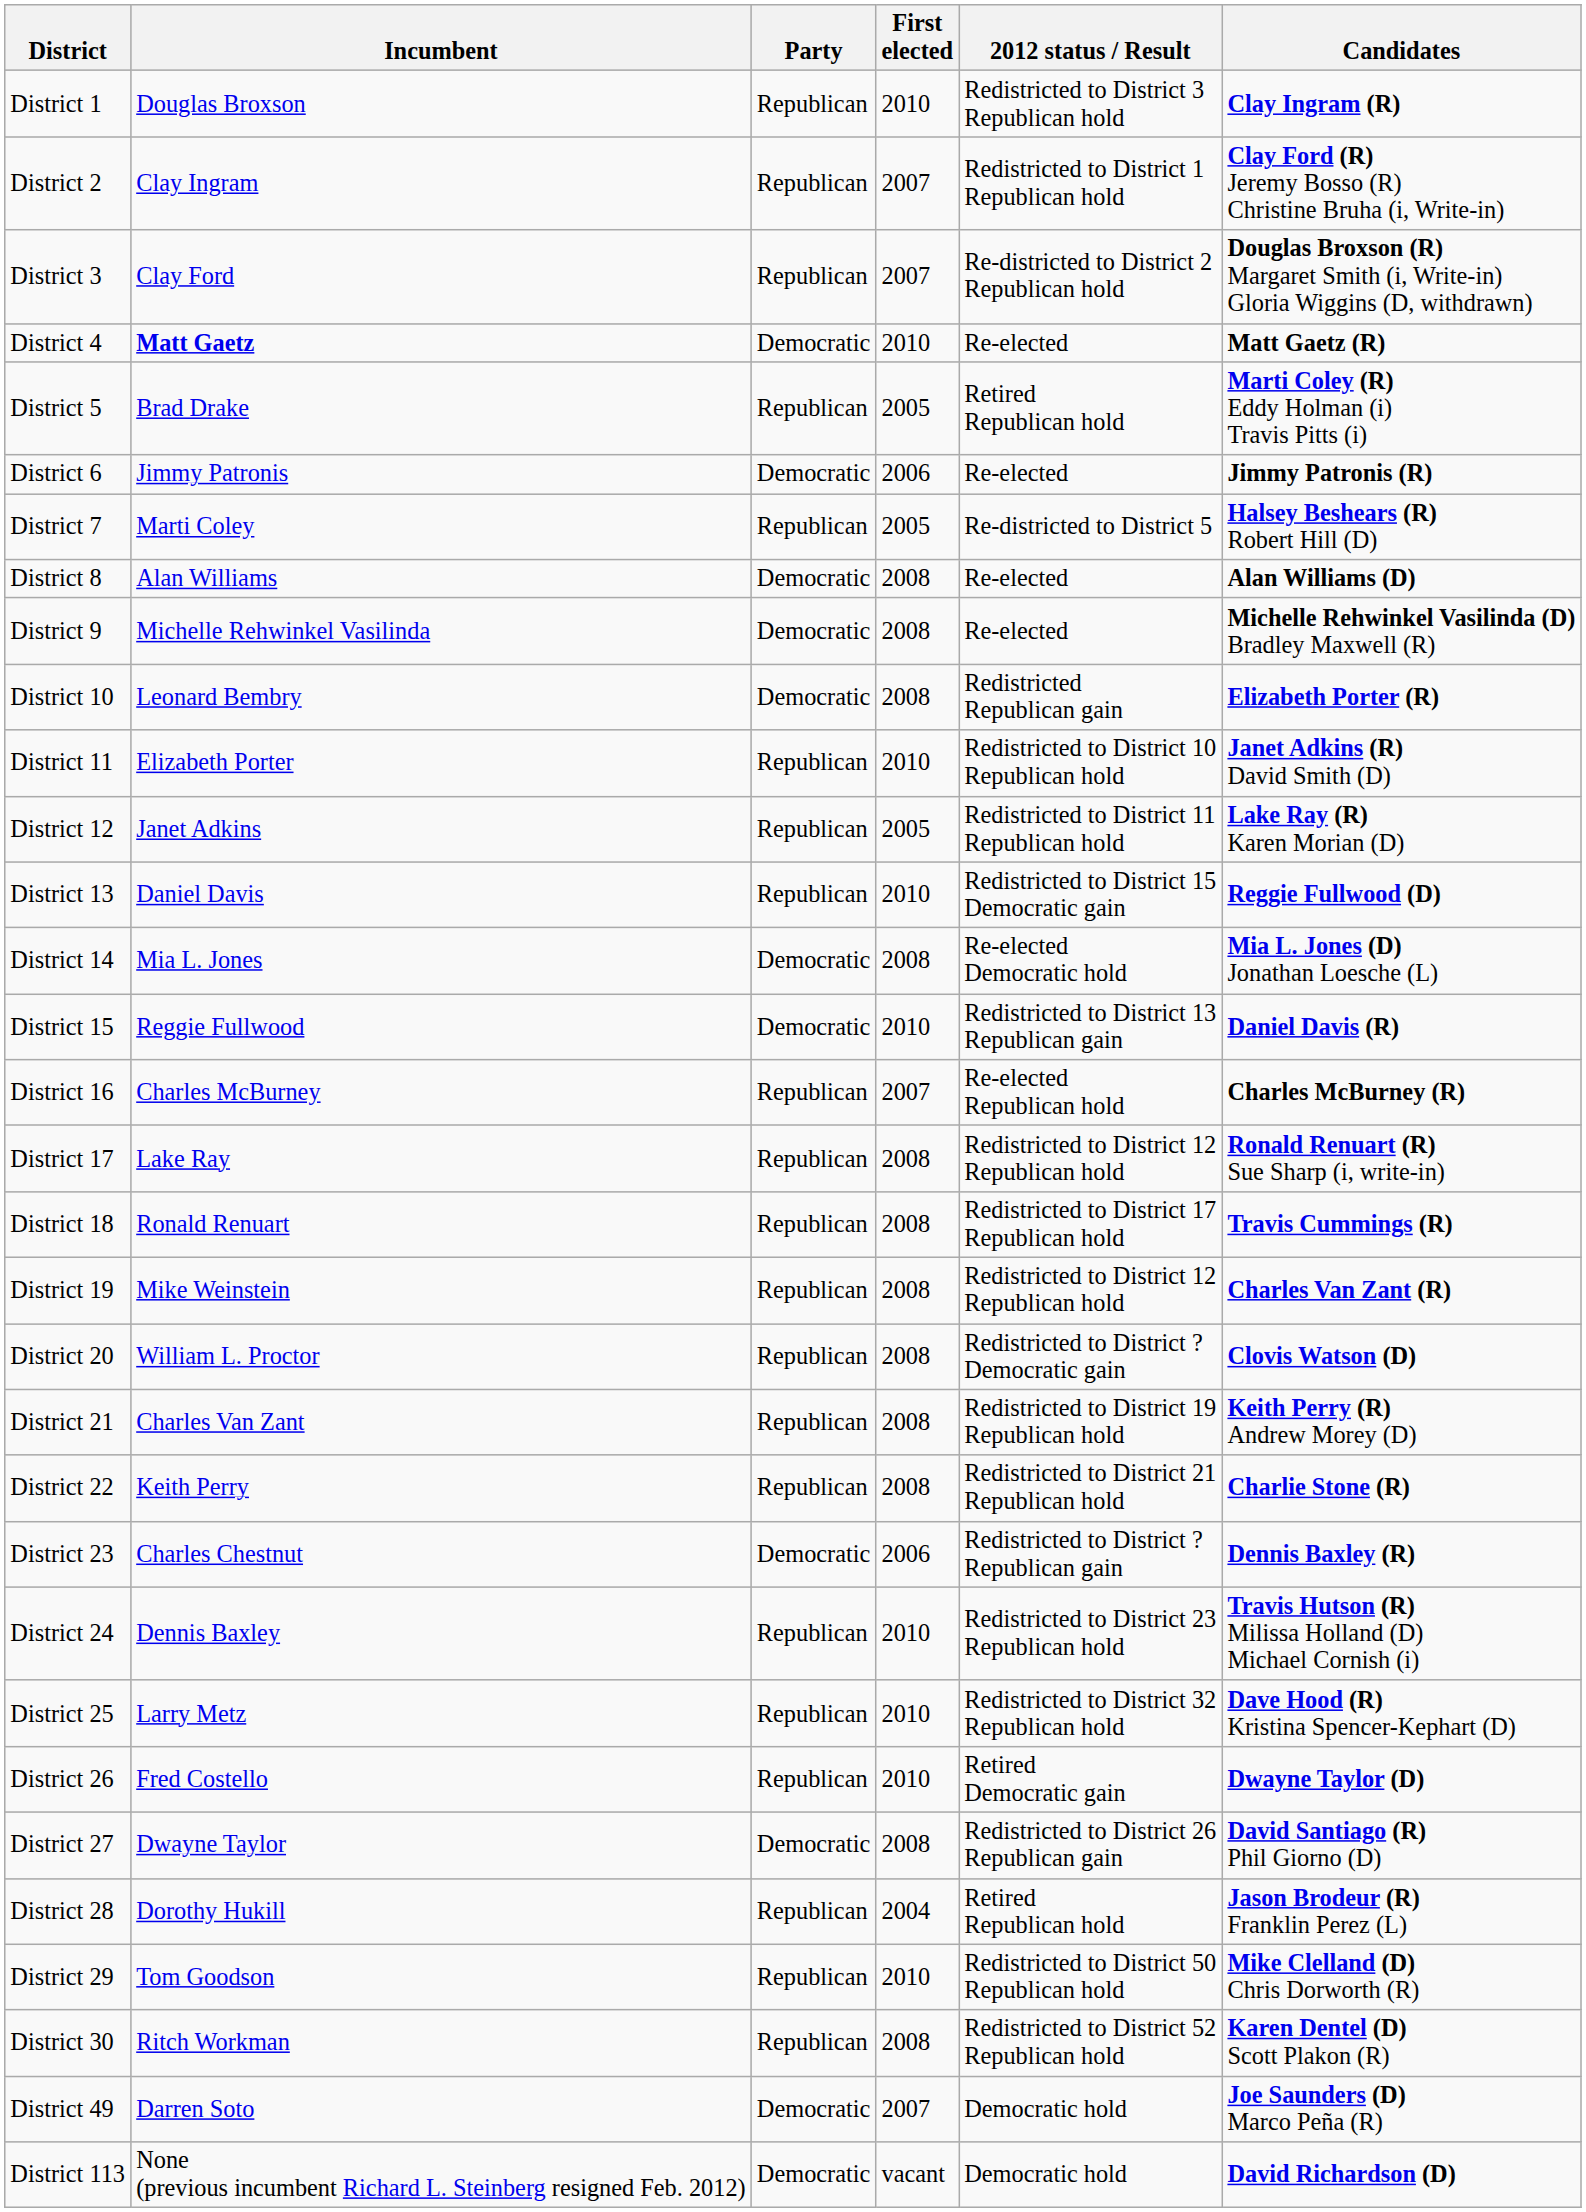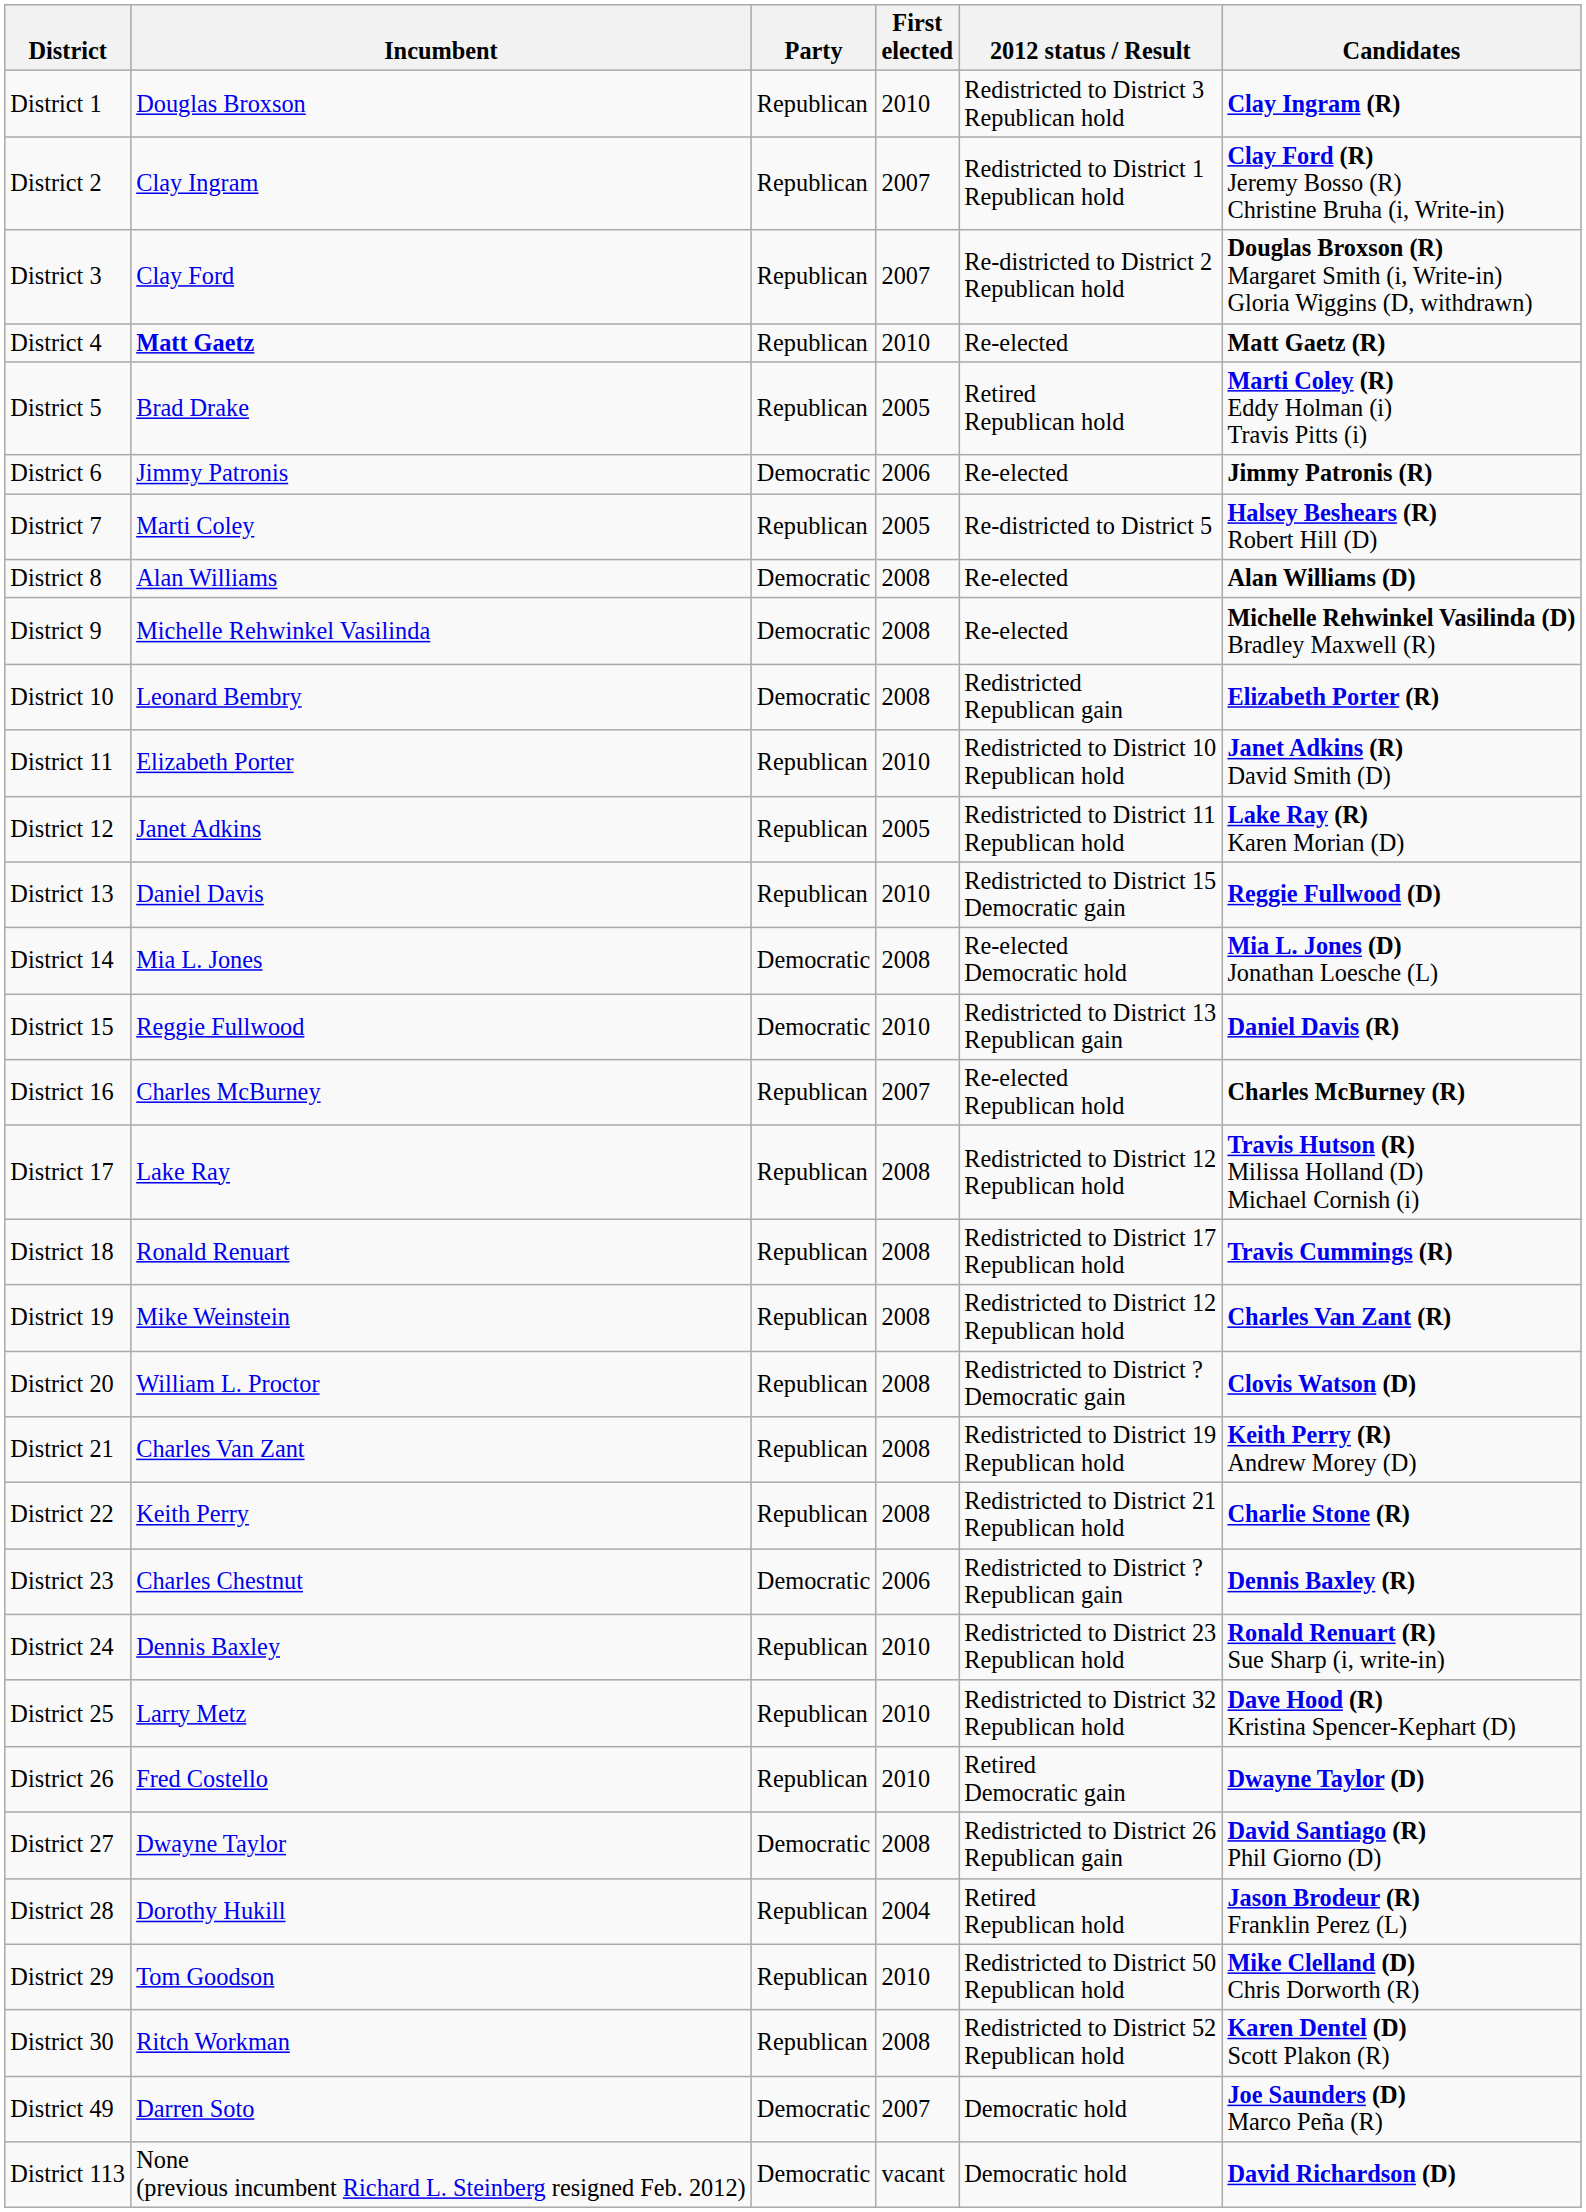(814, 342) Democratic -> (812, 342) Republican
(1336, 1158) Ronald Renuart (R) Sue Sharp (i, write-in) -> (1325, 1171) Travis Hutson (R) Milissa Holland (D) Michael Cornish (i)
(1325, 1633) Travis Hutson (R) Milissa Holland (D) Michael Cornish (i) -> (1336, 1647) Ronald Renuart (R) Sue Sharp (i, write-in)
